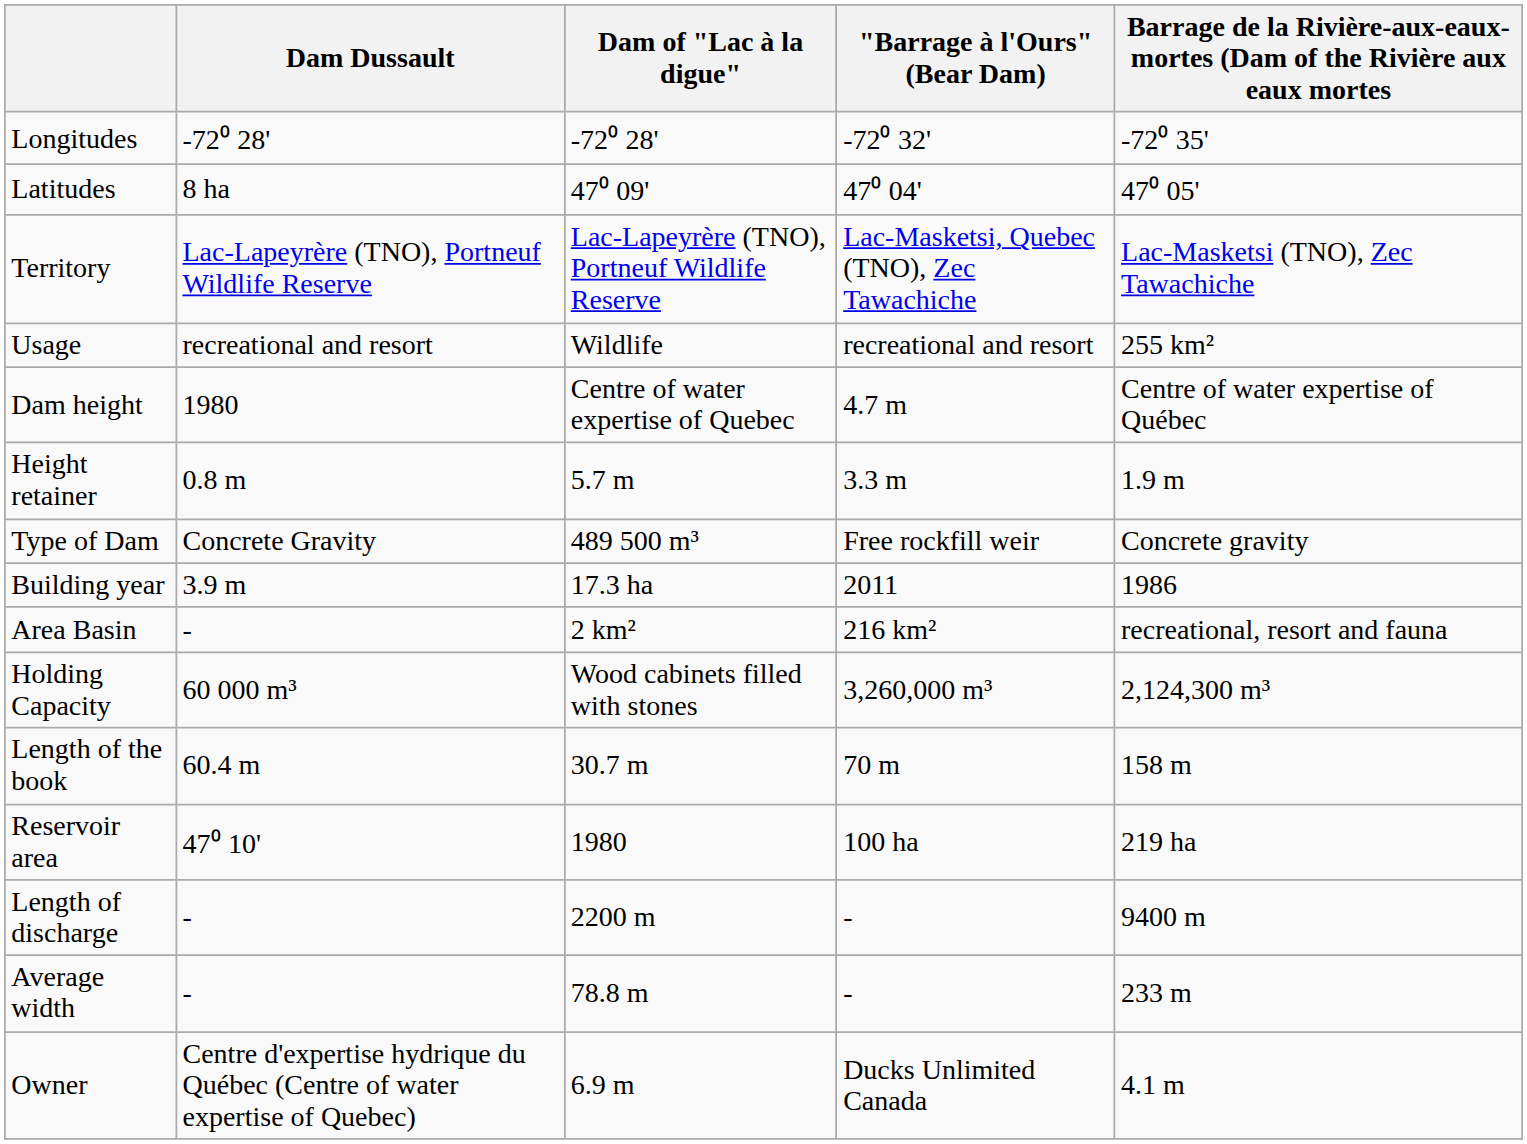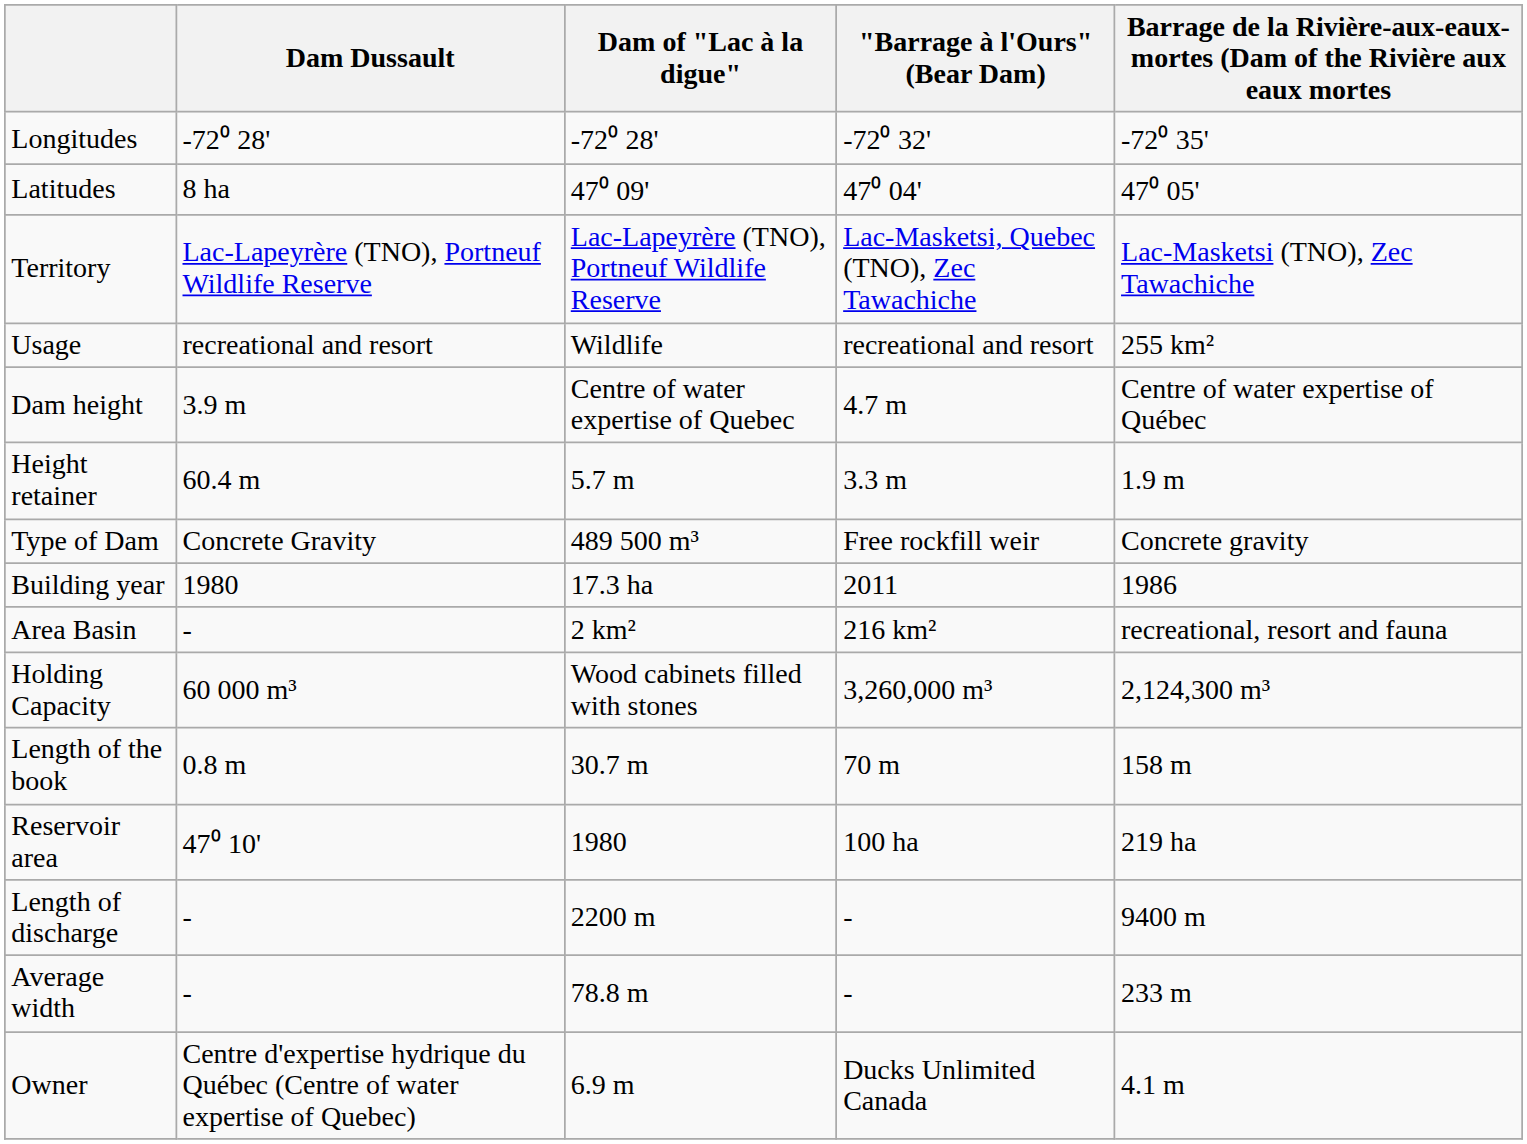(210, 404) 1980 -> (214, 404) 3.9 m
(214, 480) 0.8 m -> (221, 480) 60.4 m
(214, 584) 3.9 m -> (210, 584) 1980
(221, 765) 60.4 m -> (214, 765) 0.8 m
